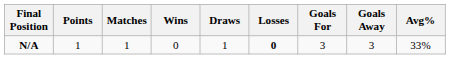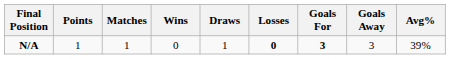(323, 45) normal -> (323, 45) bold
(420, 45) 33% -> (420, 45) 39%
